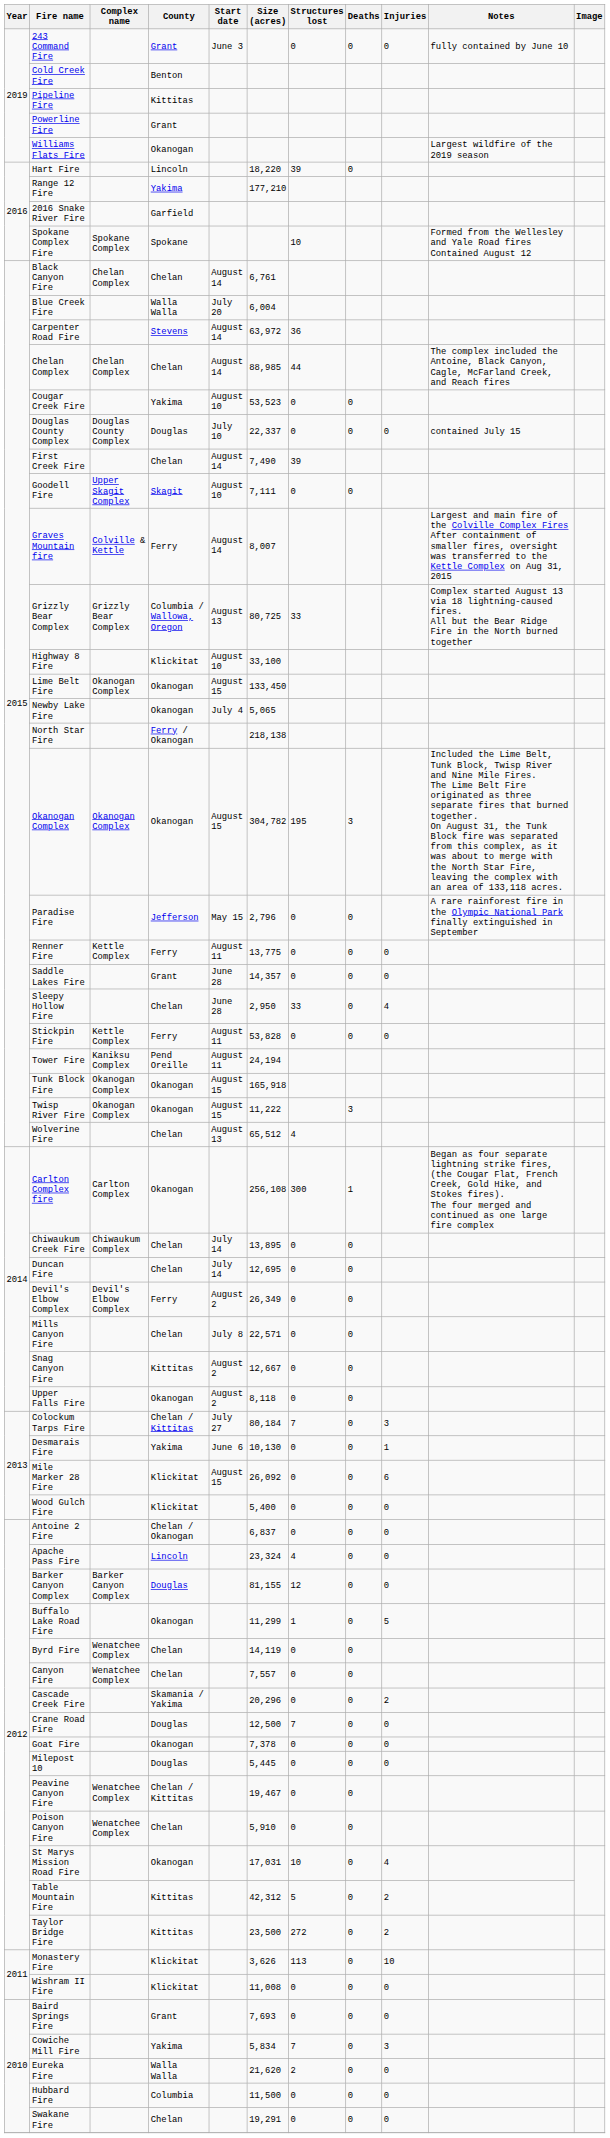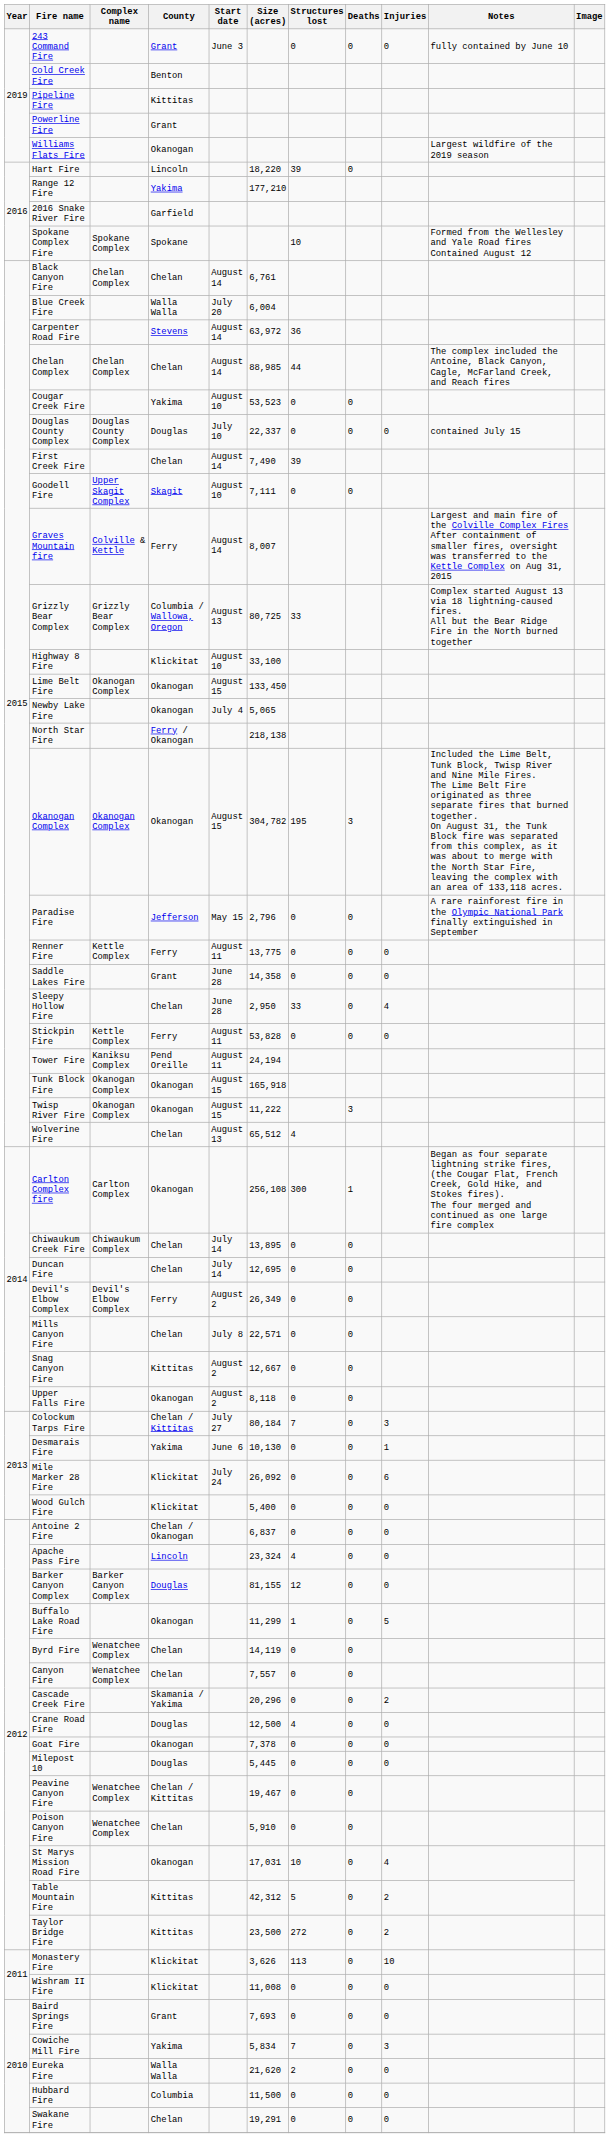(265, 977) 14,357 -> (265, 977) 14,358
(227, 1478) August 15 -> (222, 1478) July 24
(293, 1725) 7 -> (293, 1725) 4
